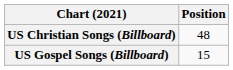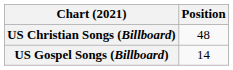(204, 55) 15 -> (204, 55) 14
